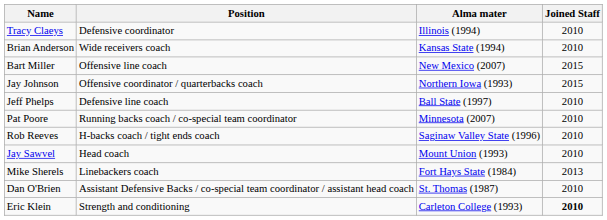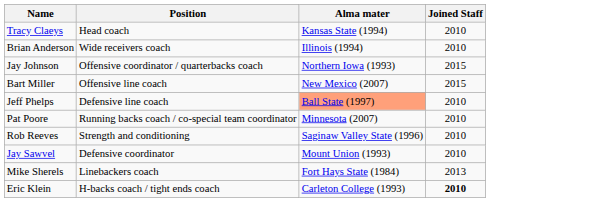(126, 31) Defensive coordinator -> (104, 31) Head coach
(449, 31) Illinois (1994) -> (345, 31) Kansas State (1994)
(462, 48) Kansas State (1994) -> (332, 48) Illinois (1994)
rows swapped: (33, 83) <-> (31, 66)
(455, 101) no background -> (338, 101) lightsalmon background
(149, 136) H-backs coach / tight ends coach -> (134, 136) Strength and conditioning
(104, 154) Head coach -> (126, 154) Defensive coordinator
- row: (34, 189)
(134, 207) Strength and conditioning -> (149, 189) H-backs coach / tight ends coach
